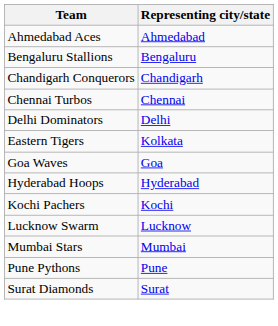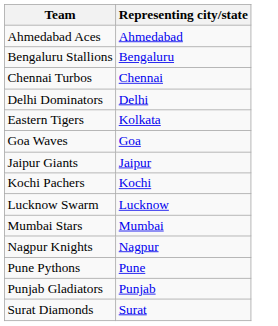- row: (71, 78)
- row: (56, 183)
+ row: (43, 162)
+ row: (50, 246)
+ row: (55, 288)
